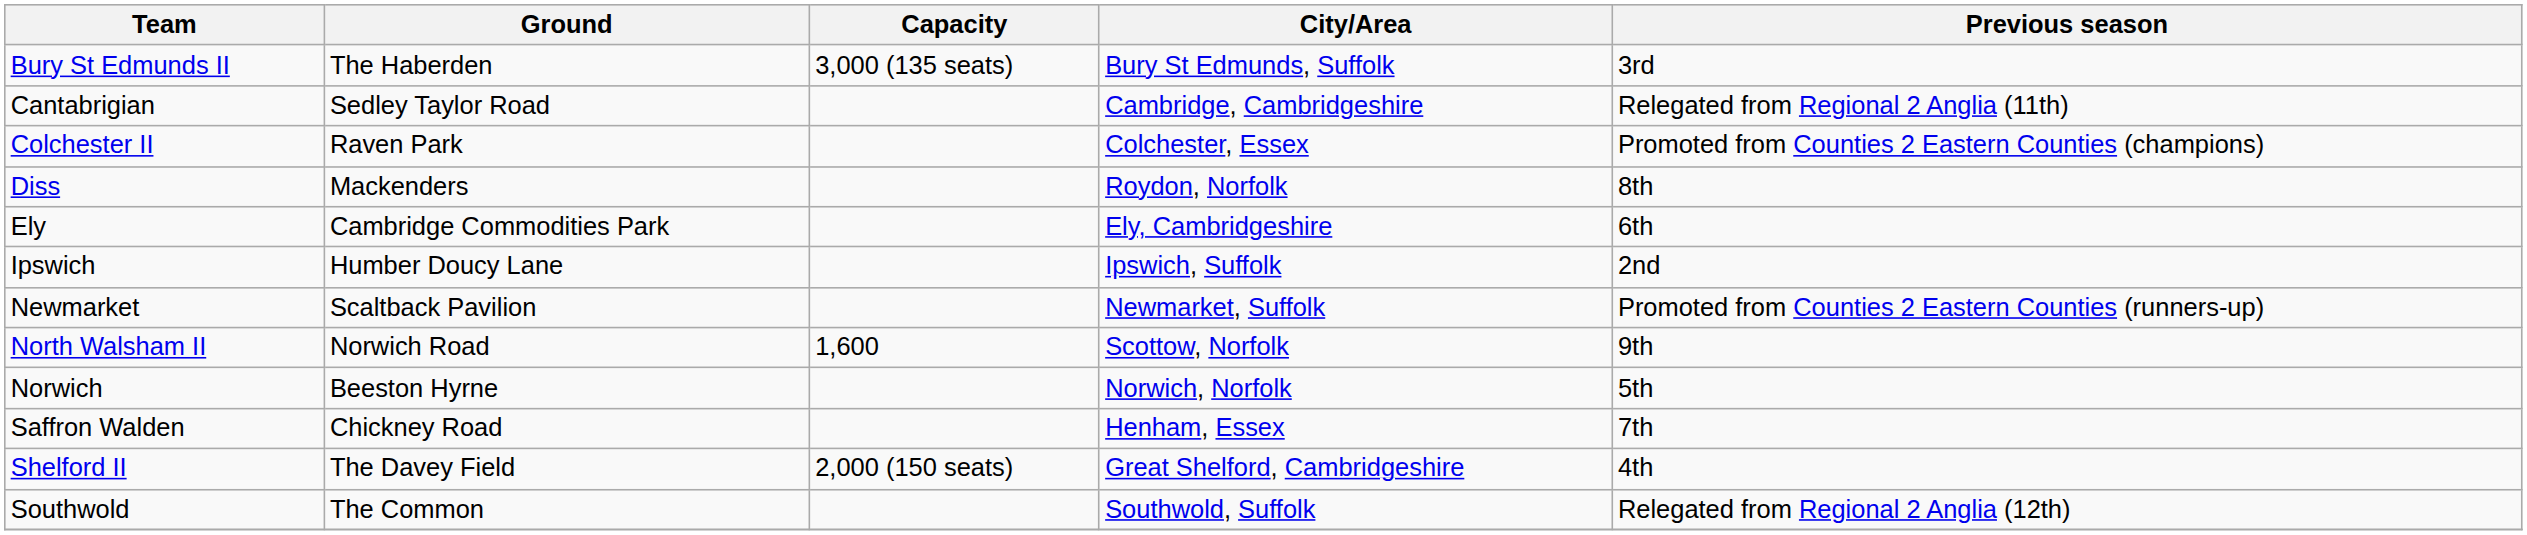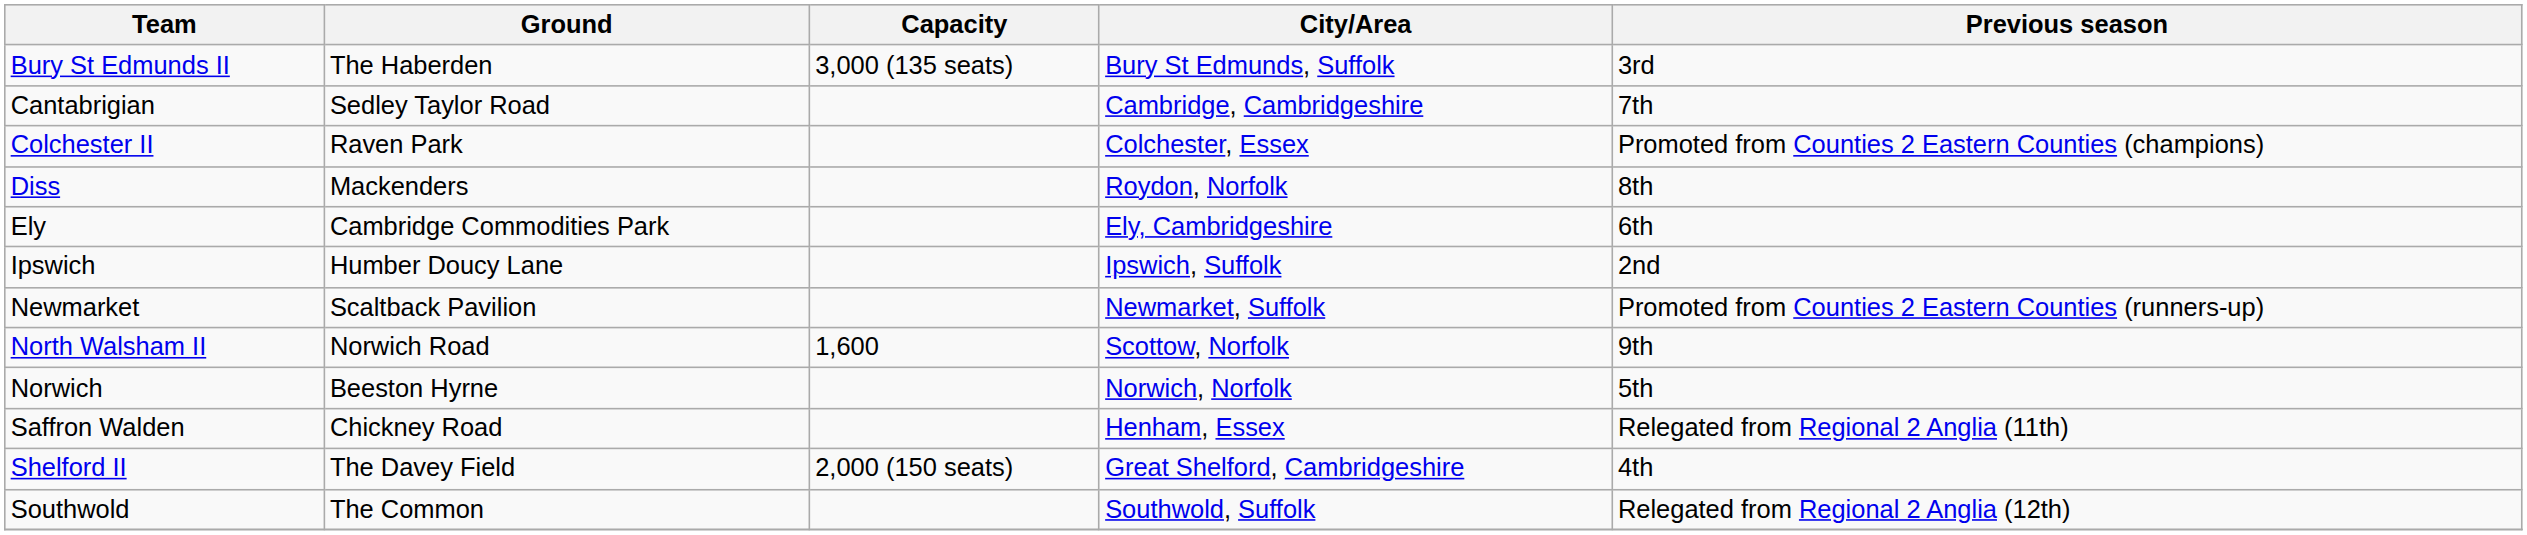(1843, 105) Relegated from Regional 2 Anglia (11th) -> (1636, 105) 7th
(1636, 428) 7th -> (1843, 428) Relegated from Regional 2 Anglia (11th)
